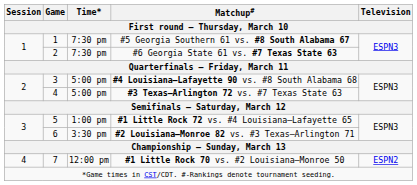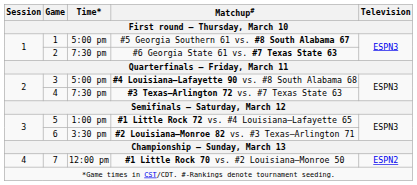(89, 41) 7:30 pm -> (89, 41) 5:00 pm
(89, 94) 5:00 pm -> (89, 94) 7:30 pm
